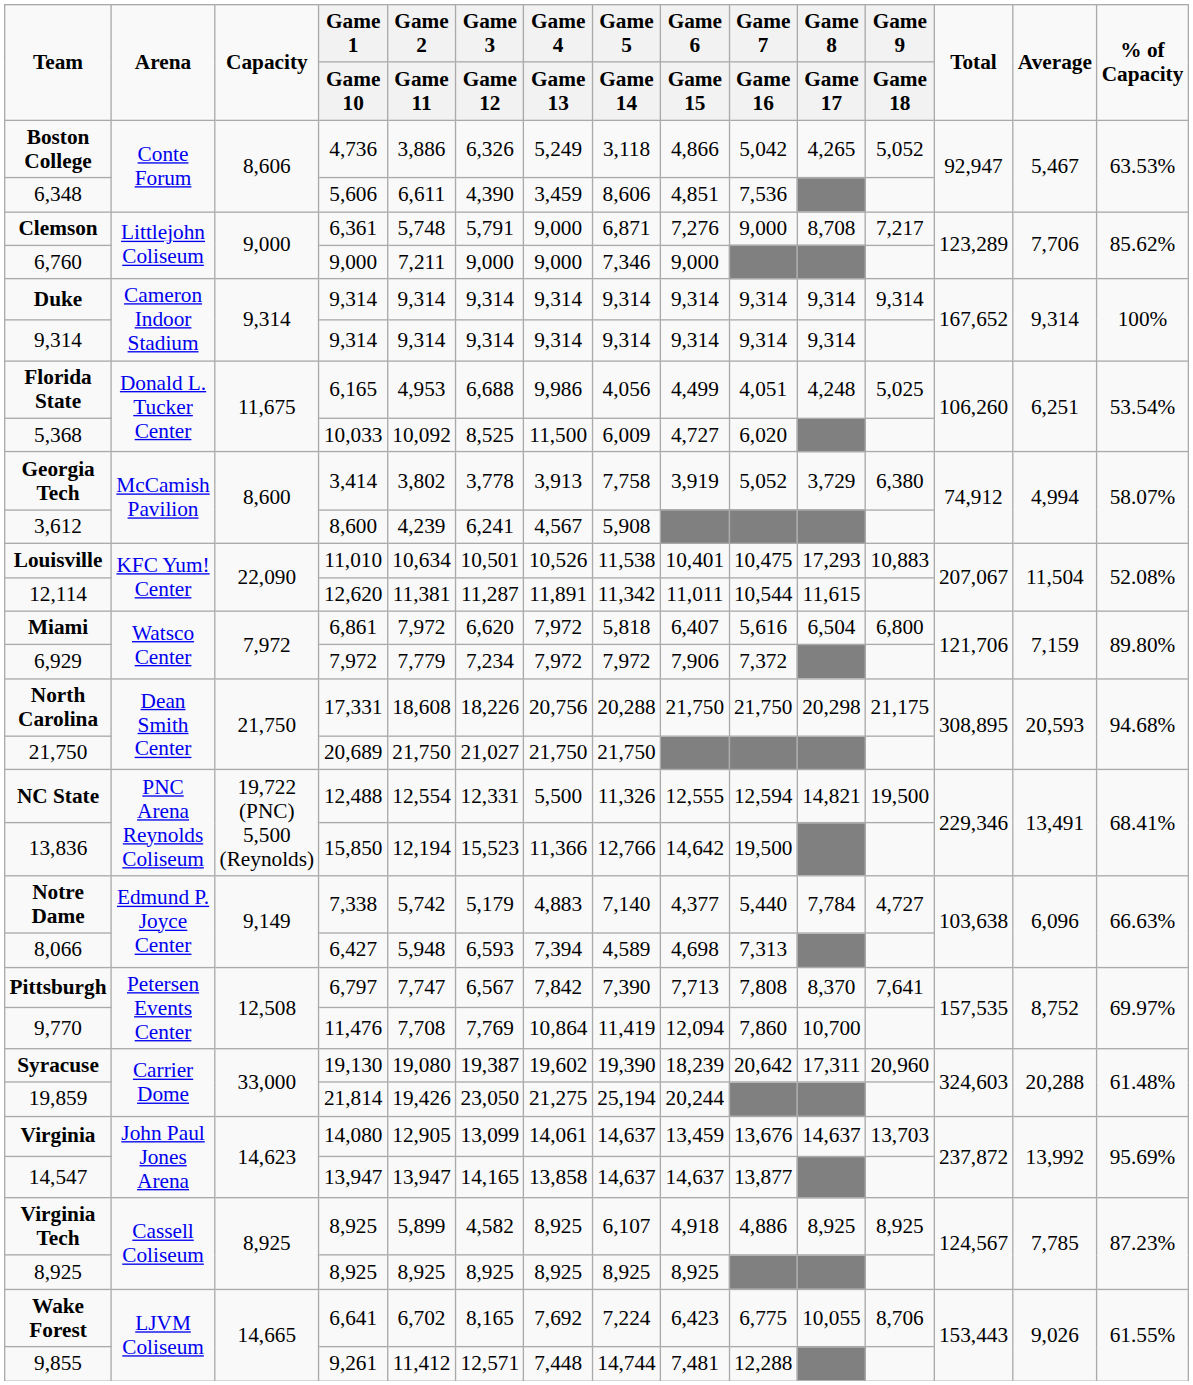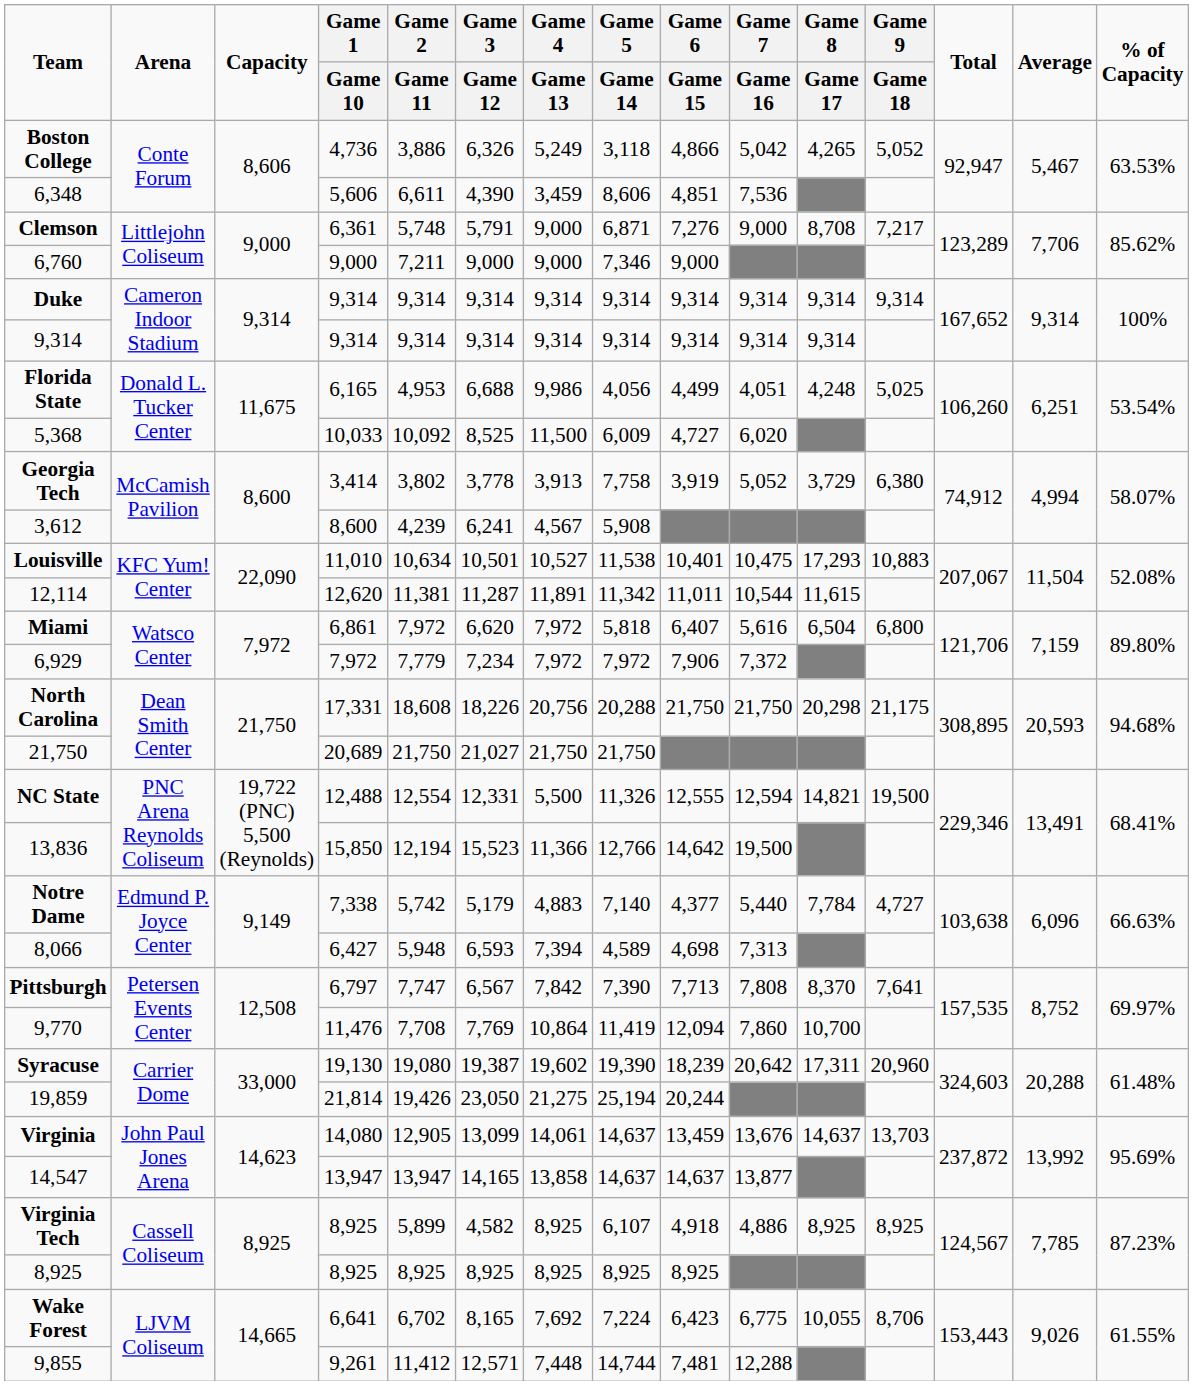(558, 560) 10,526 -> (558, 560) 10,527
